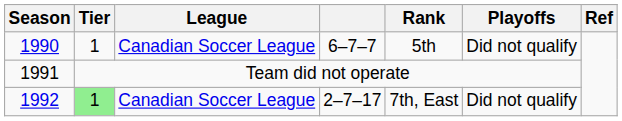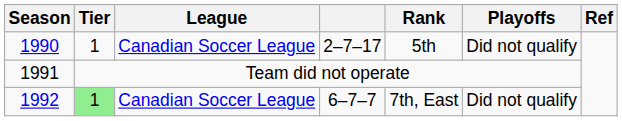(352, 45) 6–7–7 -> (352, 45) 2–7–17
(352, 101) 2–7–17 -> (352, 101) 6–7–7
